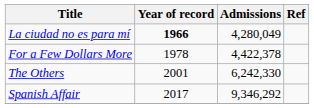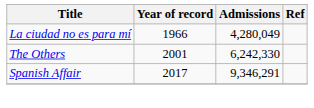(176, 34) bold -> (175, 34) normal
- row: (70, 53)
(256, 93) 9,346,292 -> (255, 73) 9,346,291
